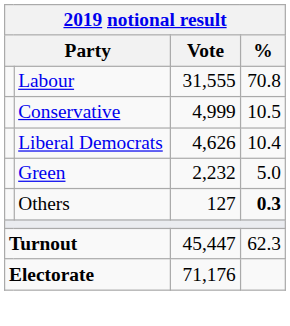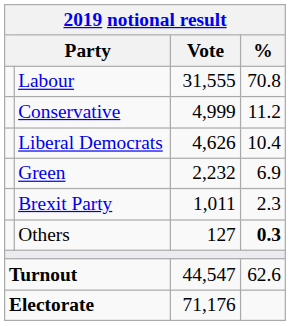(264, 111) 10.5 -> (264, 111) 11.2
(269, 173) 5.0 -> (269, 173) 6.9
+ row: (65, 204)
(209, 243) 45,447 -> (209, 274) 44,547
(264, 243) 62.3 -> (264, 274) 62.6
